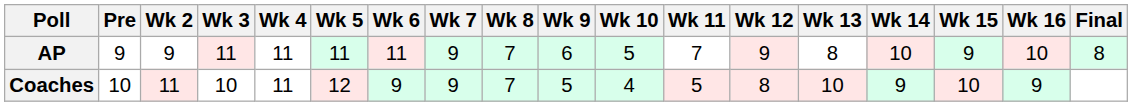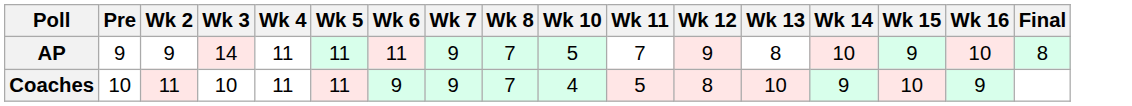- column: (567, 20)
(226, 52) 11 -> (226, 52) 14
(340, 85) 12 -> (340, 85) 11
